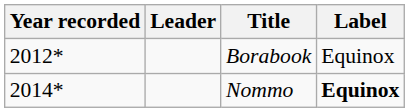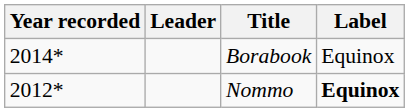(37, 55) 2012* -> (37, 55) 2014*
(37, 90) 2014* -> (37, 90) 2012*
